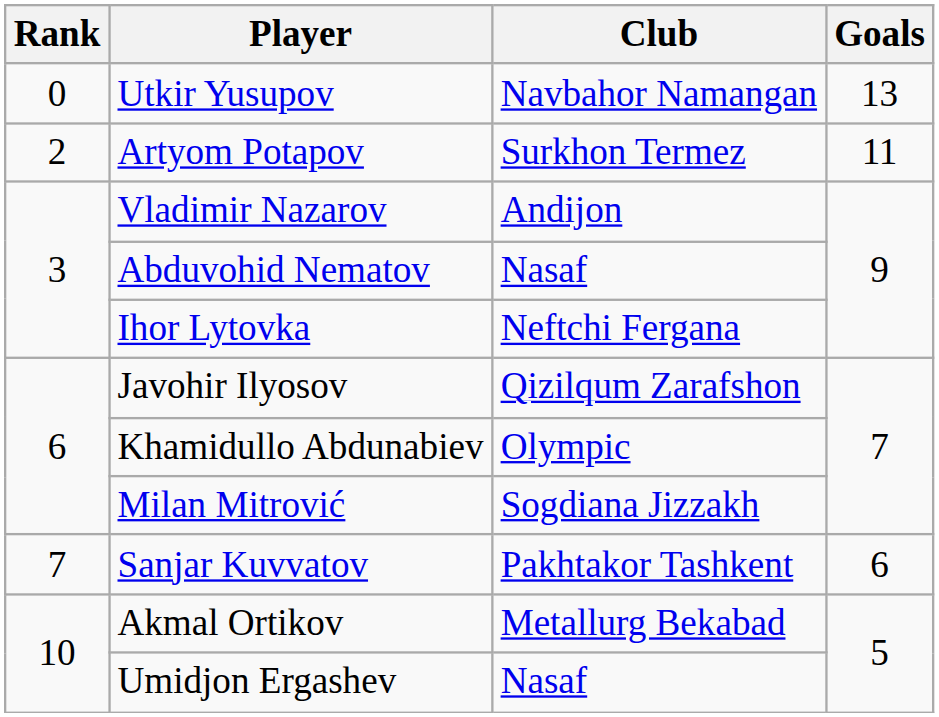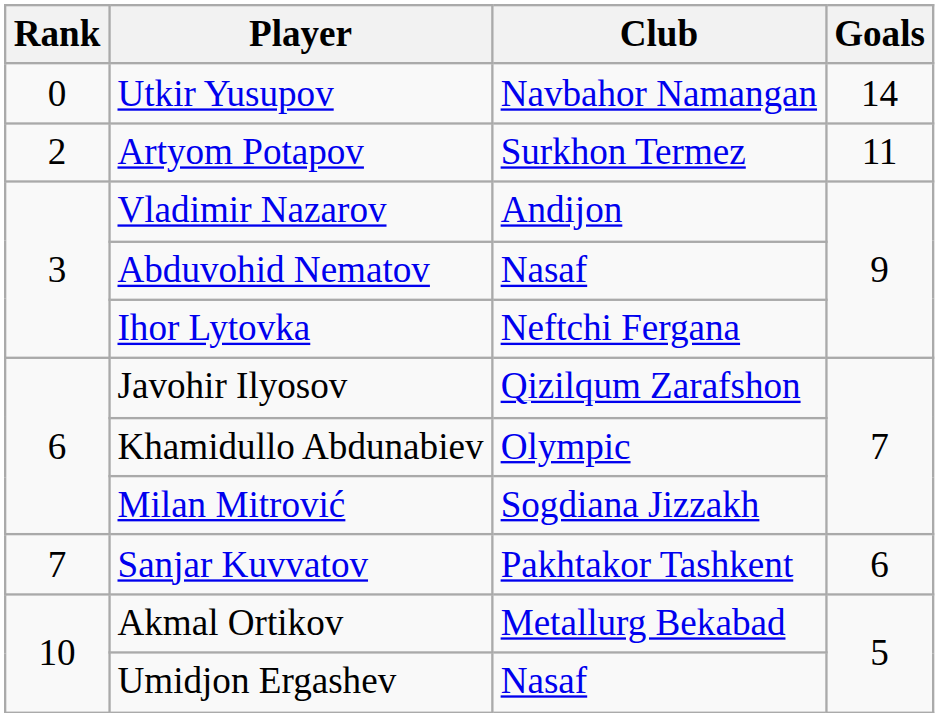(880, 92) 13 -> (880, 92) 14
